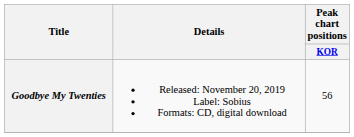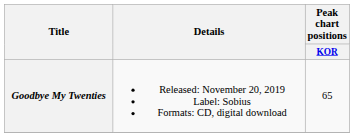(327, 96) 56 -> (327, 96) 65
